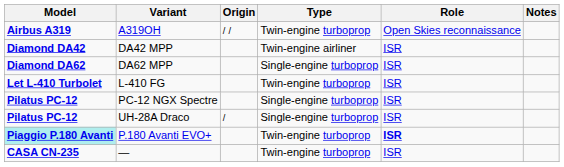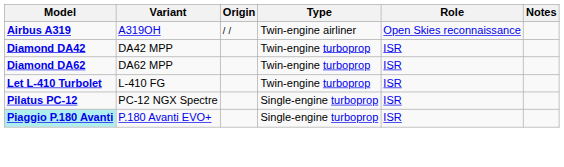(315, 30) Twin-engine turboprop -> (308, 30) Twin-engine airliner
(308, 48) Twin-engine airliner -> (315, 48) Twin-engine turboprop
(319, 65) Single-engine turboprop -> (315, 65) Twin-engine turboprop
- row: (154, 118)
(315, 135) Twin-engine turboprop -> (319, 118) Single-engine turboprop
(393, 135) bold -> (393, 118) normal
- row: (124, 153)
